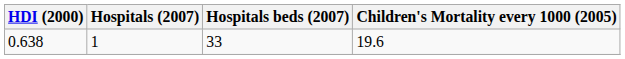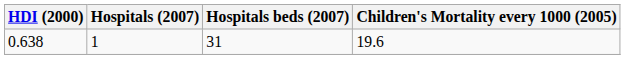(214, 41) 33 -> (214, 41) 31
